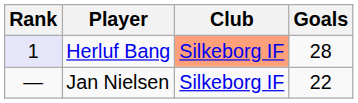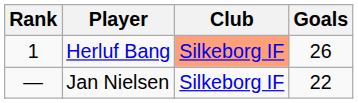(33, 51) lavender background -> (33, 51) no background
(321, 51) 28 -> (321, 51) 26
